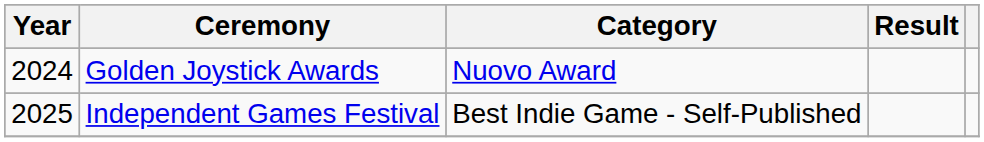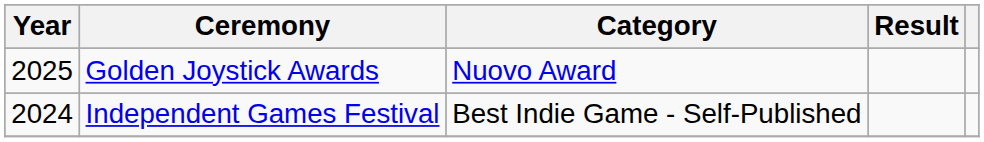(42, 70) 2024 -> (42, 70) 2025
(42, 114) 2025 -> (42, 114) 2024
